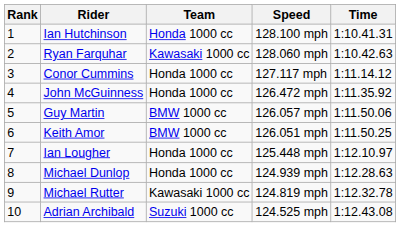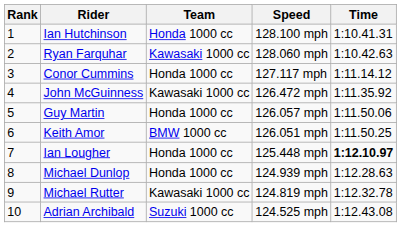(191, 93) Honda 1000 cc -> (199, 93) Kawasaki 1000 cc
(188, 113) BMW 1000 cc -> (191, 113) Honda 1000 cc
(363, 153) normal -> (363, 153) bold
